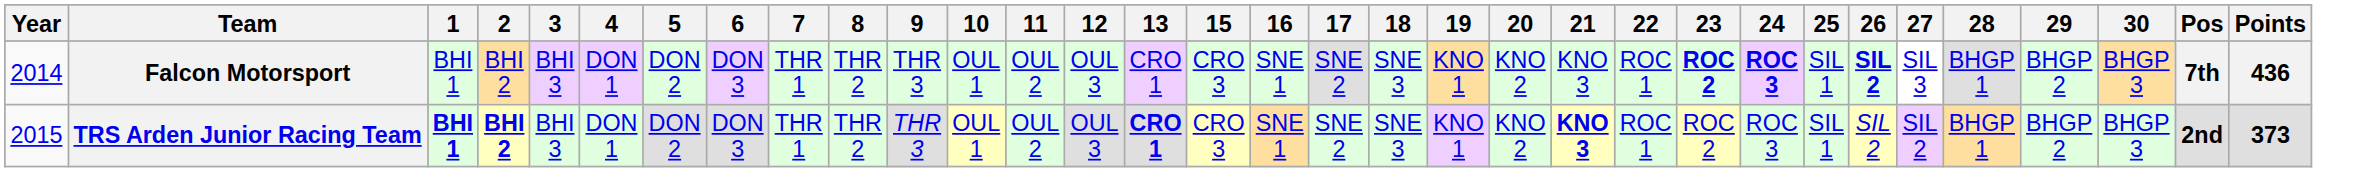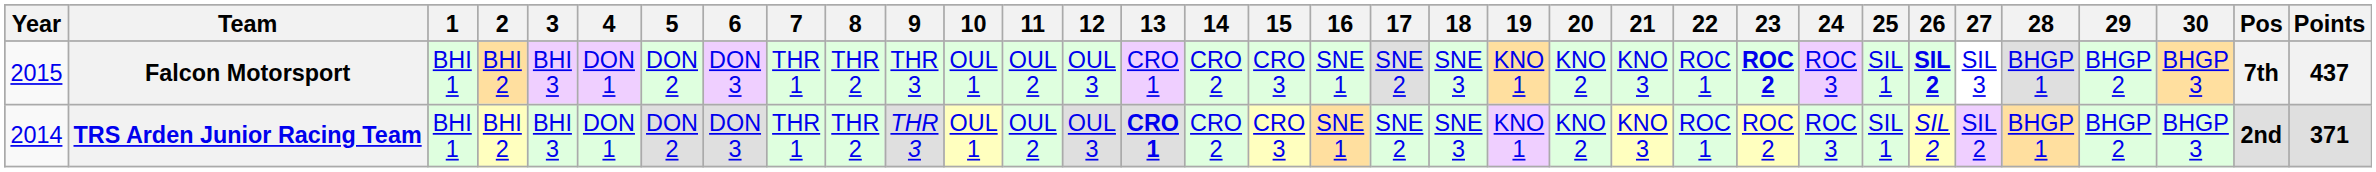+ column: (1216, 23)
(36, 73) 2014 -> (36, 73) 2015
(1772, 73) bold -> (1831, 73) normal
(2270, 73) 436 -> (2330, 73) 437
(36, 135) 2015 -> (36, 135) 2014
(453, 135) bold -> (452, 135) normal
(504, 135) bold -> (502, 135) normal
(1583, 135) bold -> (1642, 135) normal
(2270, 135) 373 -> (2330, 135) 371
